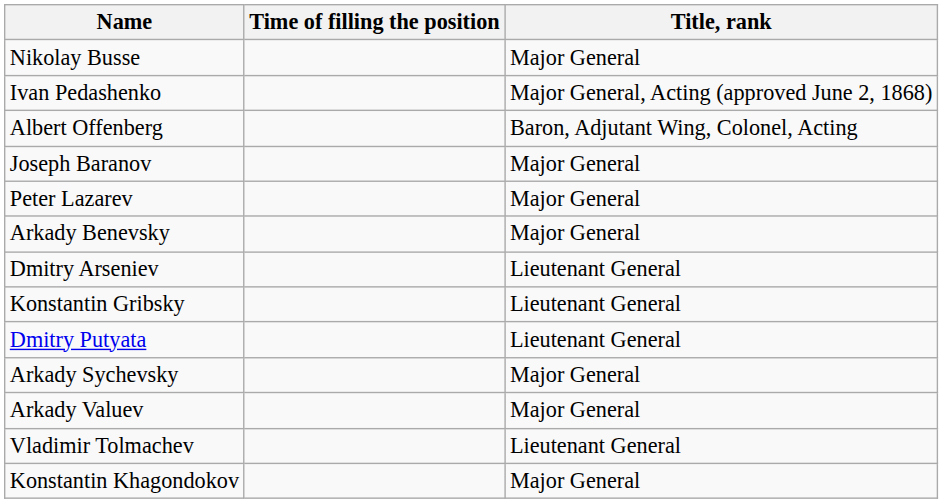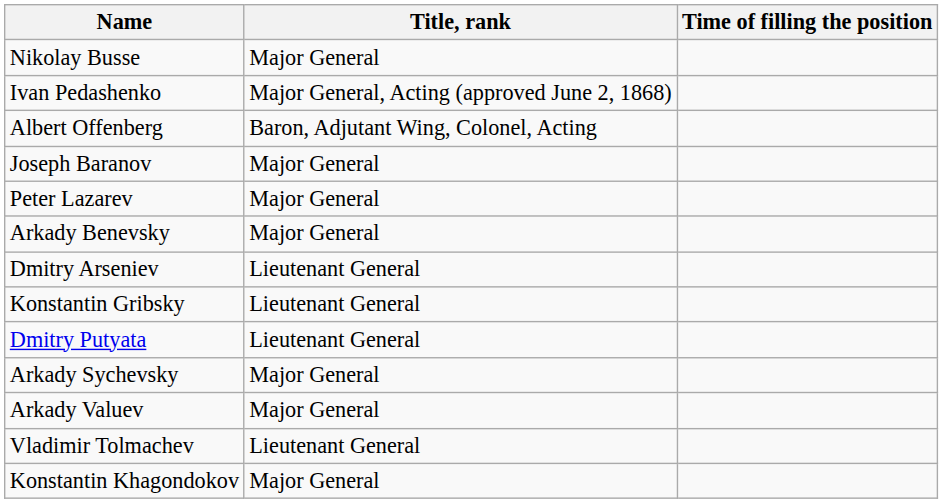columns swapped: (721, 22) <-> (374, 22)
